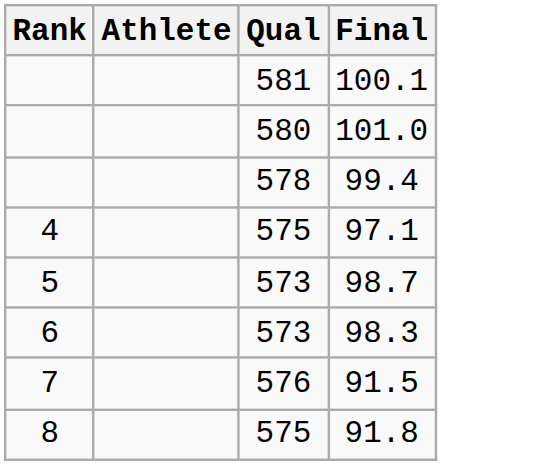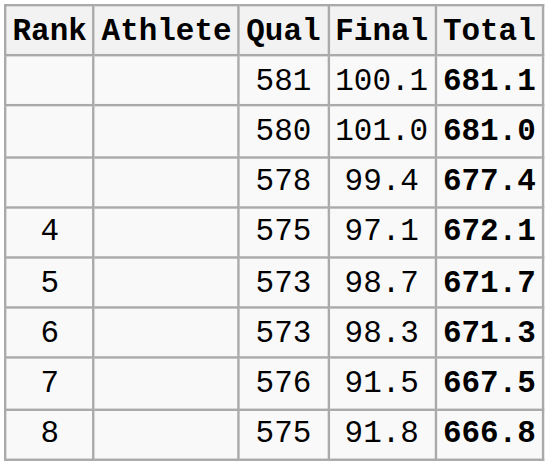+ column: (489, 30)
